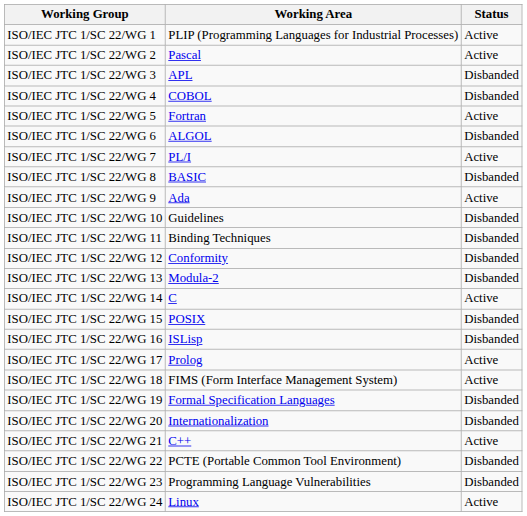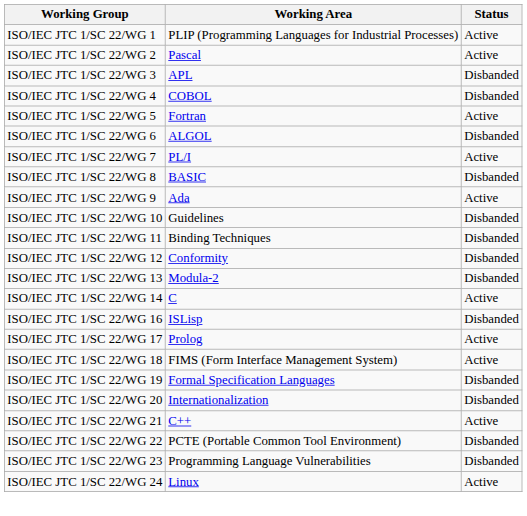- row: (85, 319)
